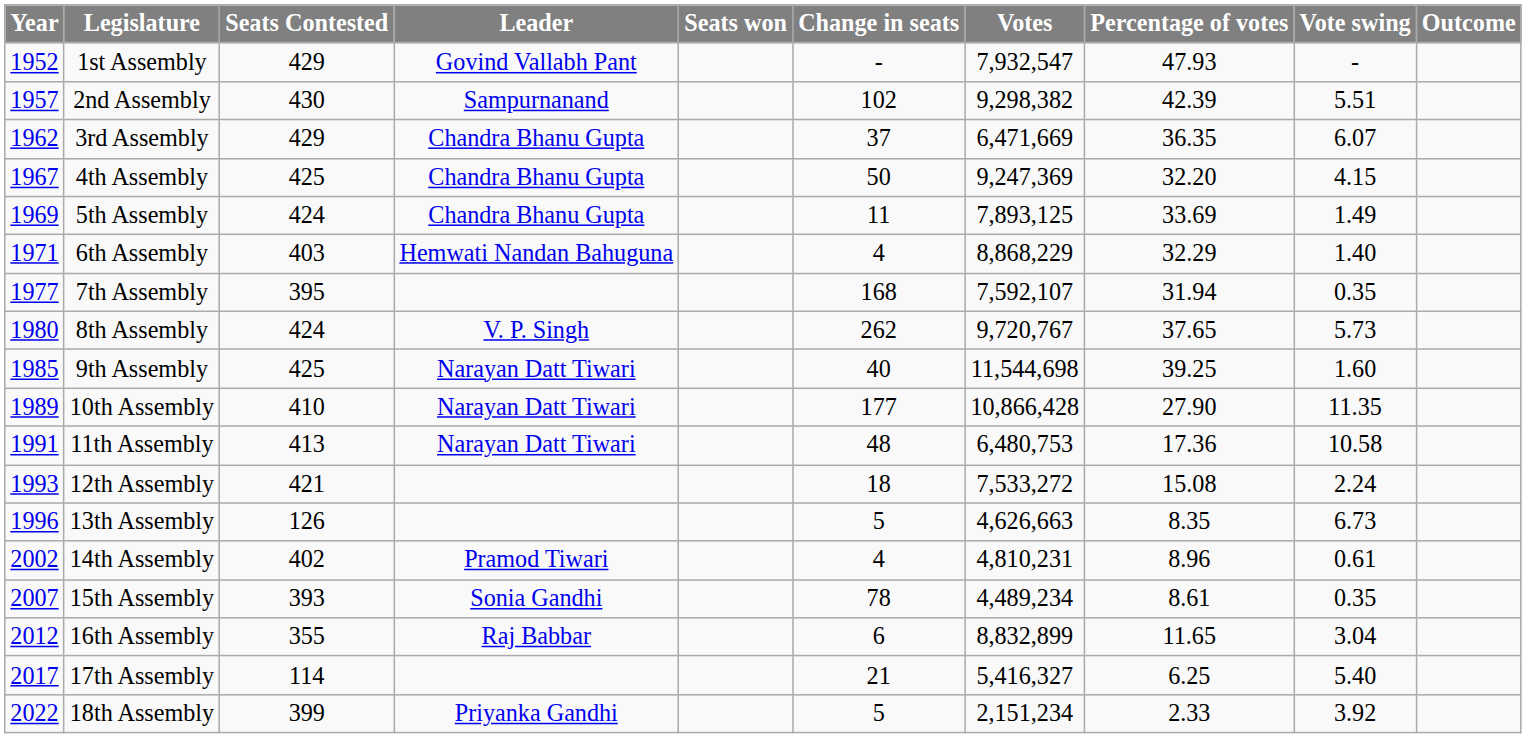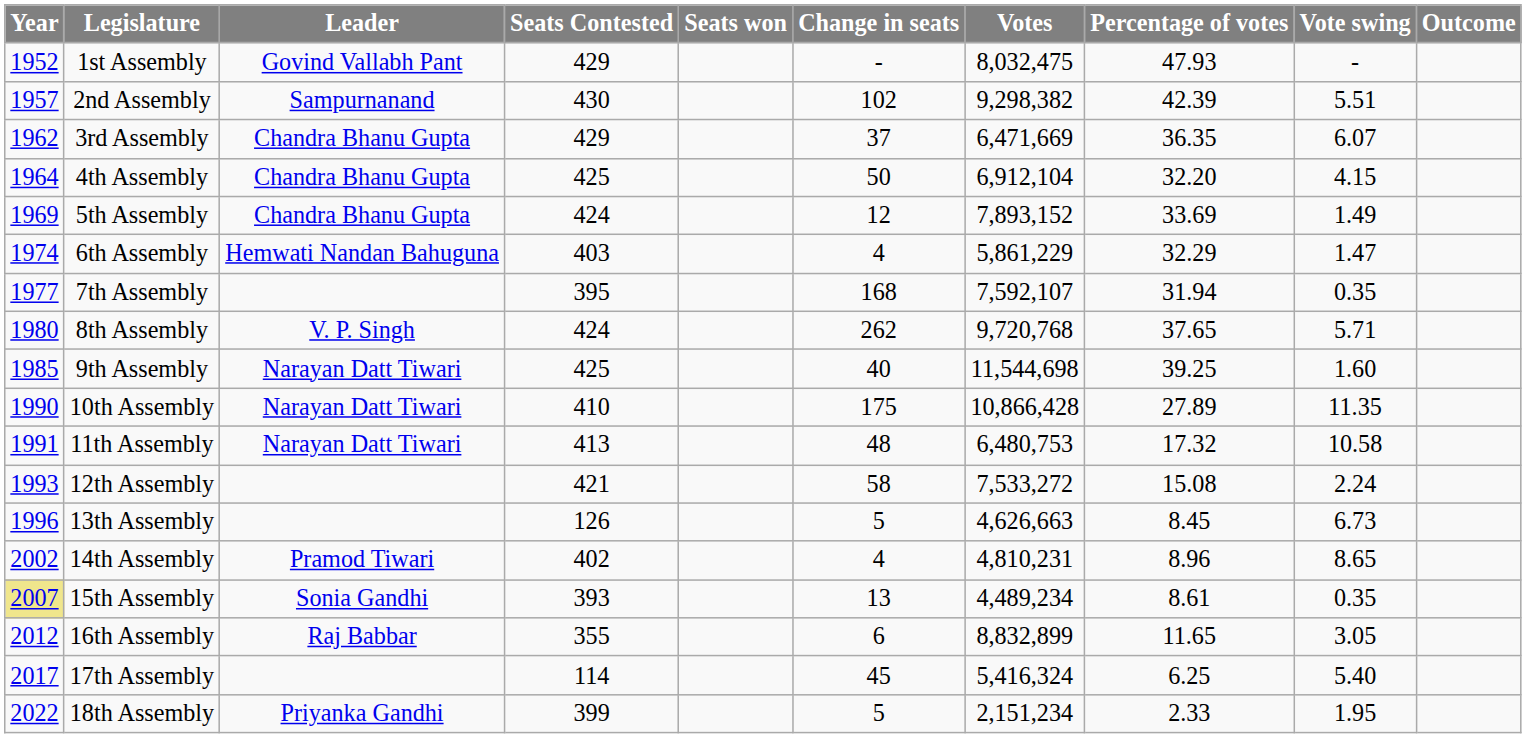columns swapped: (536, 23) <-> (307, 23)
(1025, 61) 7,932,547 -> (1025, 61) 8,032,475
(34, 176) 1967 -> (34, 176) 1964
(1025, 176) 9,247,369 -> (1025, 176) 6,912,104
(879, 215) 11 -> (879, 215) 12
(1025, 215) 7,893,125 -> (1025, 215) 7,893,152
(34, 253) 1971 -> (34, 253) 1974
(1025, 253) 8,868,229 -> (1025, 253) 5,861,229
(1355, 253) 1.40 -> (1355, 253) 1.47
(1025, 330) 9,720,767 -> (1025, 330) 9,720,768
(1355, 330) 5.73 -> (1355, 330) 5.71
(34, 406) 1989 -> (34, 406) 1990
(879, 406) 177 -> (879, 406) 175
(1189, 406) 27.90 -> (1189, 406) 27.89
(1189, 445) 17.36 -> (1189, 445) 17.32
(879, 483) 18 -> (879, 483) 58
(1189, 521) 8.35 -> (1189, 521) 8.45
(1355, 560) 0.61 -> (1355, 560) 8.65
(34, 598) no background -> (34, 598) khaki background
(879, 598) 78 -> (879, 598) 13
(1355, 636) 3.04 -> (1355, 636) 3.05
(879, 675) 21 -> (879, 675) 45
(1025, 675) 5,416,327 -> (1025, 675) 5,416,324
(1355, 713) 3.92 -> (1355, 713) 1.95
